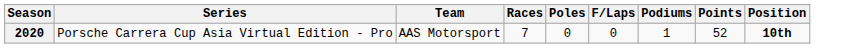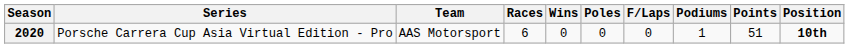+ column: (564, 14)
(525, 33) 7 -> (525, 33) 6
(720, 33) 52 -> (755, 33) 51
